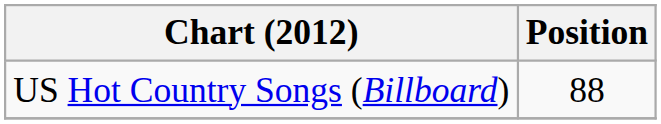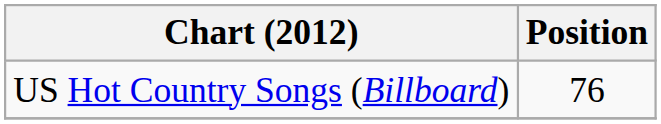(587, 88) 88 -> (587, 88) 76
